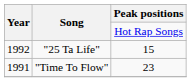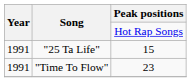(18, 49) 1992 -> (18, 49) 1991
